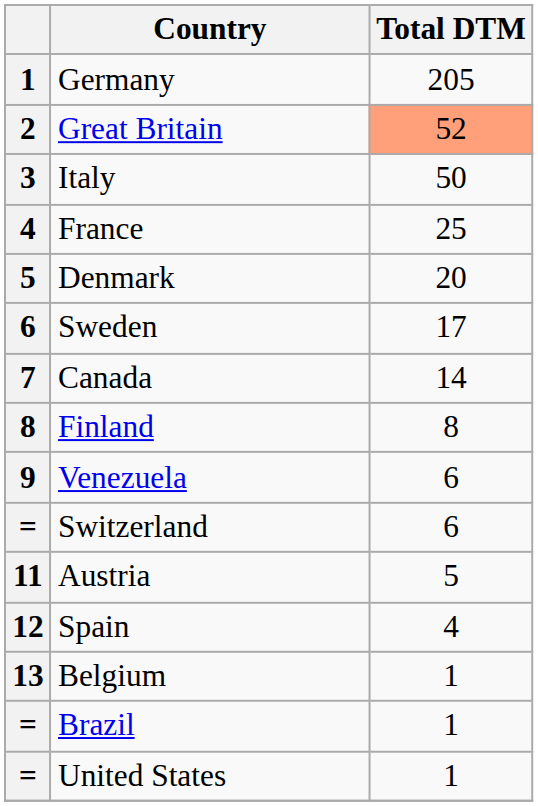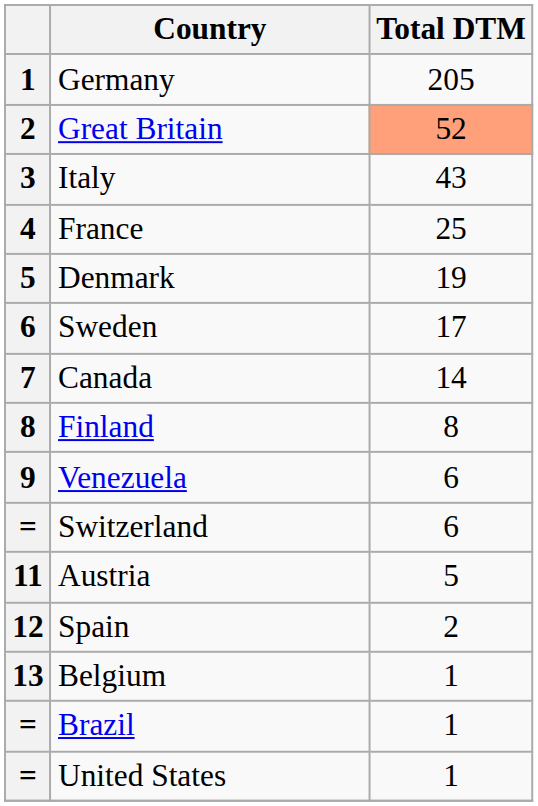(451, 178) 50 -> (451, 178) 43
(451, 278) 20 -> (451, 278) 19
(451, 626) 4 -> (451, 626) 2
